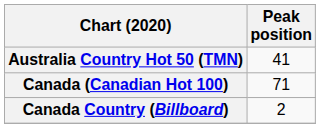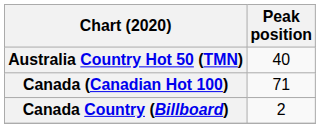(281, 60) 41 -> (281, 60) 40
